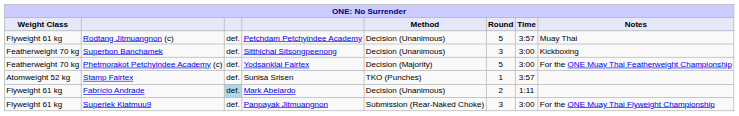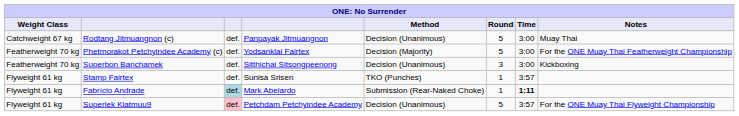(34, 37) Flyweight 61 kg -> (39, 37) Catchweight 67 kg
(303, 37) Petchdam Petchyindee Academy -> (286, 37) Panpayak Jitmuangnon
(527, 37) 3:57 -> (527, 37) 3:00
rows swapped: (153, 64) <-> (123, 51)
(38, 77) Atomweight 52 kg -> (34, 77) Flyweight 61 kg
(405, 90) Decision (Unanimous) -> (425, 90) Submission (Rear-Naked Choke)
(501, 90) 2 -> (501, 90) 1
(527, 90) normal -> (527, 90) bold
(233, 104) no background -> (233, 104) pink background
(286, 104) Panpayak Jitmuangnon -> (303, 104) Petchdam Petchyindee Academy
(425, 104) Submission (Rear-Naked Choke) -> (405, 104) Decision (Unanimous)
(501, 104) 3 -> (501, 104) 5
(527, 104) 3:00 -> (527, 104) 3:57
